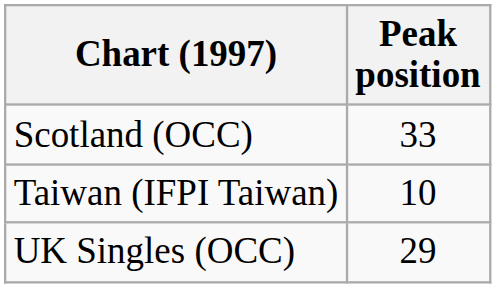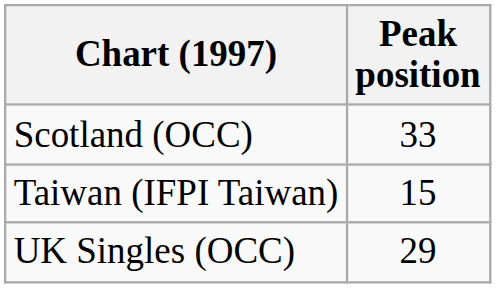(418, 192) 10 -> (418, 192) 15
